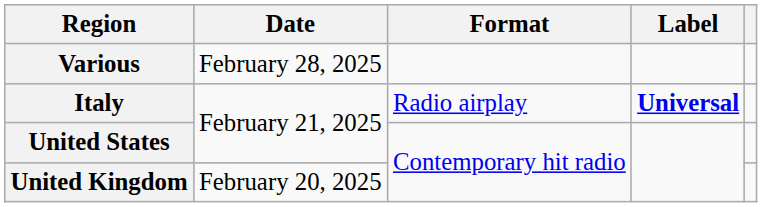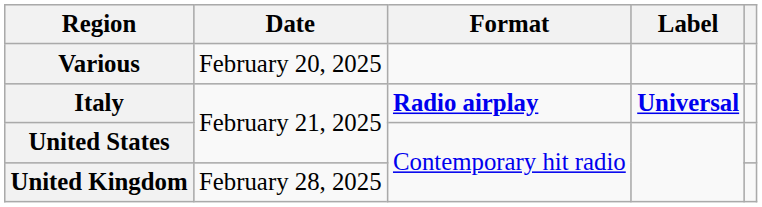(290, 63) February 28, 2025 -> (290, 63) February 20, 2025
(460, 102) normal -> (466, 102) bold
(290, 181) February 20, 2025 -> (290, 181) February 28, 2025
